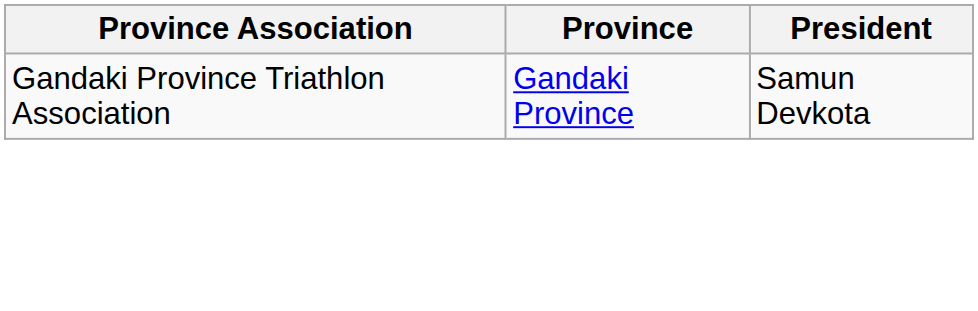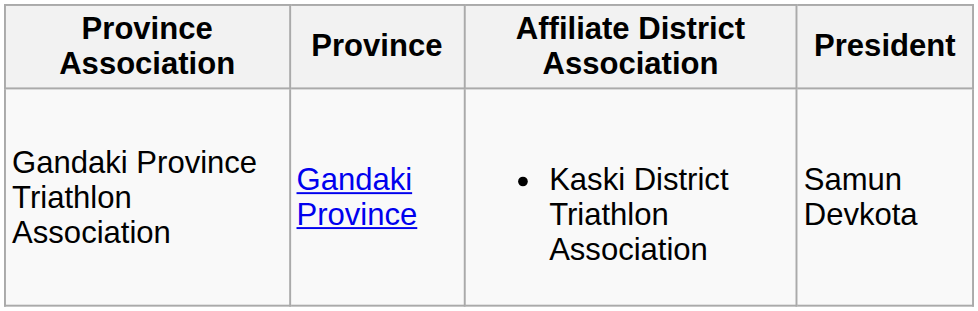+ column: (630, 46)
